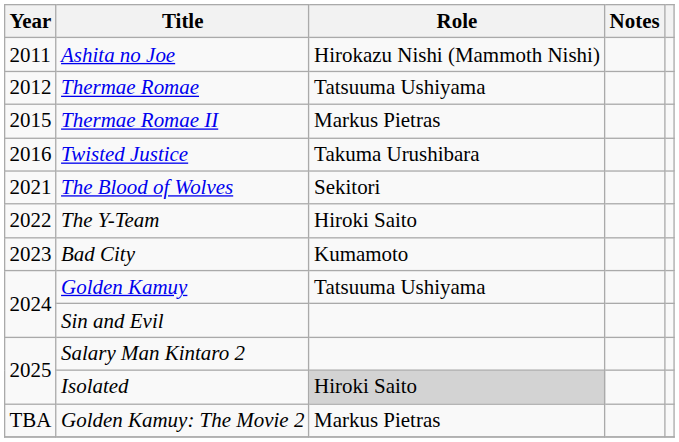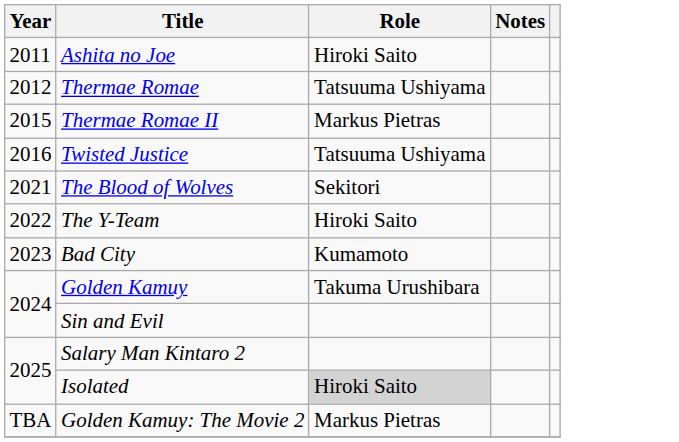(457, 54) Hirokazu Nishi (Mammoth Nishi) -> (366, 54) Hiroki Saito
(397, 154) Takuma Urushibara -> (400, 154) Tatsuuma Ushiyama
(400, 287) Tatsuuma Ushiyama -> (397, 287) Takuma Urushibara
